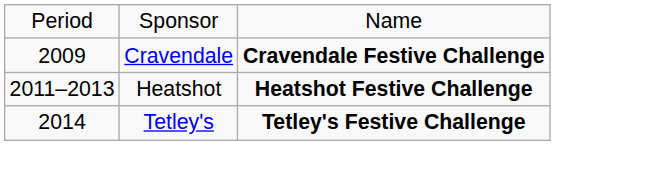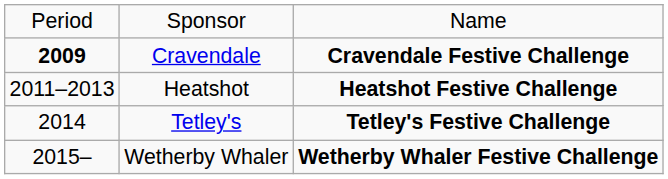(62, 55) normal -> (62, 55) bold
+ row: (206, 156)
